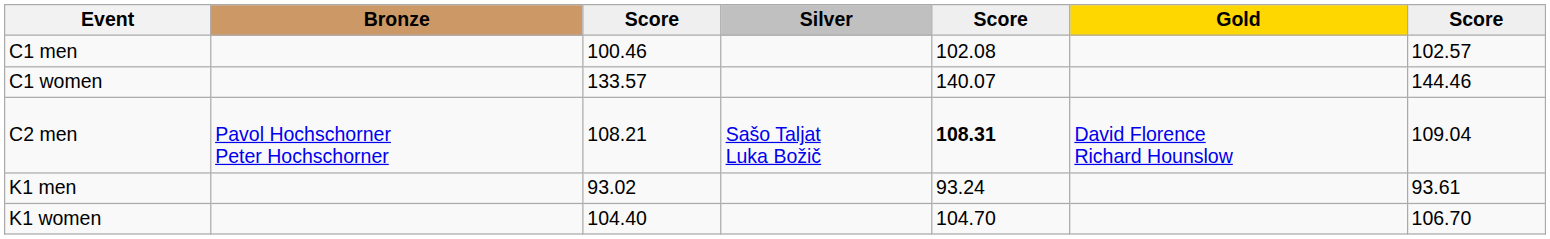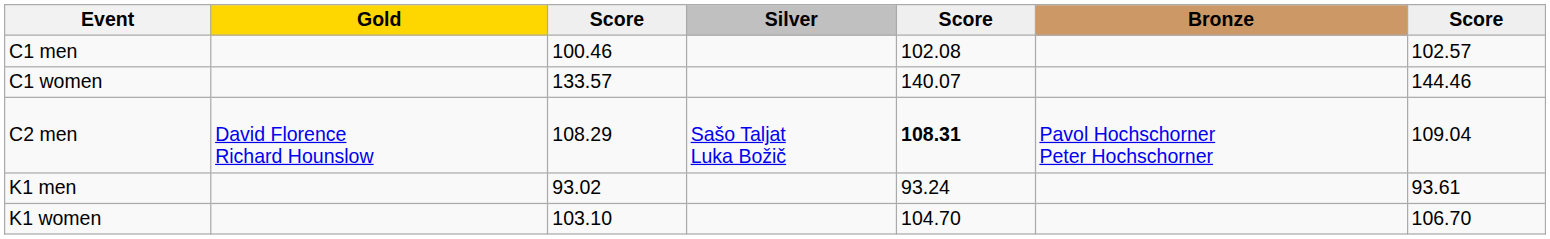columns swapped: (1238, 19) <-> (397, 19)
(617, 134) 108.21 -> (582, 134) 108.29
(617, 218) 104.40 -> (582, 218) 103.10
